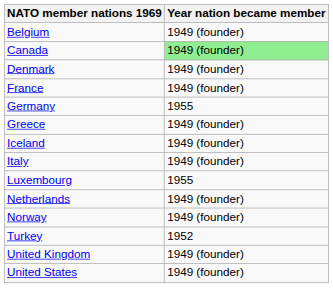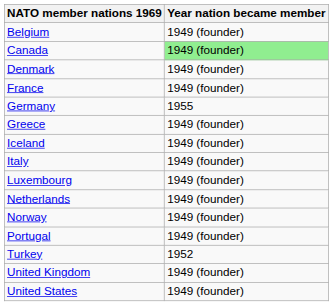(180, 180) 1955 -> (205, 180) 1949 (founder)
+ row: (29, 236)
